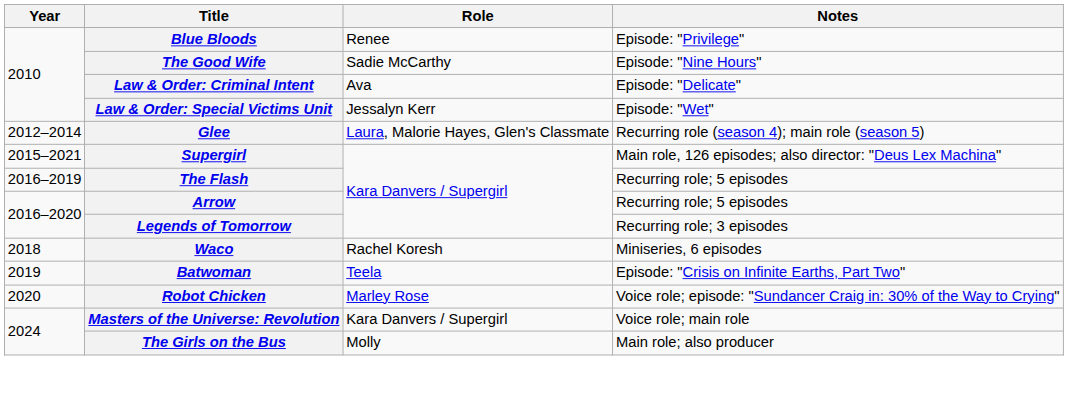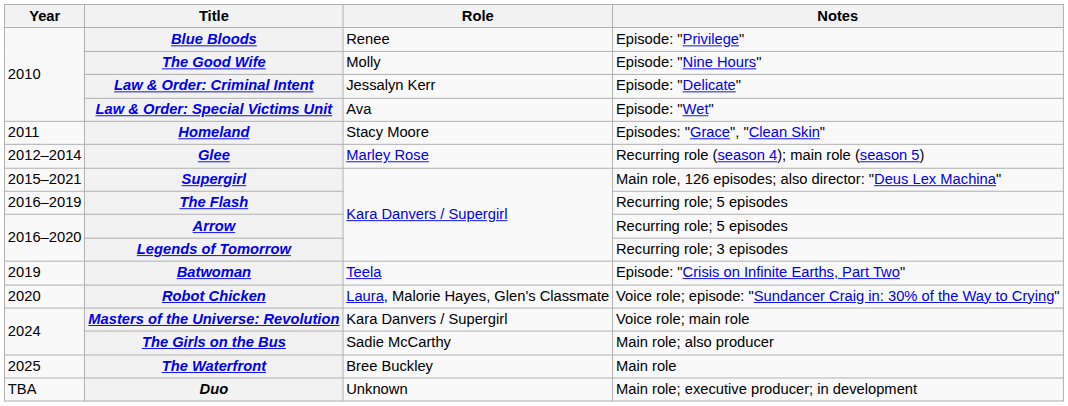(399, 62) Sadie McCarthy -> (363, 62) Molly
(359, 86) Ava -> (391, 86) Jessalyn Kerr
(391, 109) Jessalyn Kerr -> (359, 109) Ava
+ row: (214, 132)
(478, 132) Laura, Malorie Hayes, Glen's Classmate -> (388, 156) Marley Rose
- row: (214, 249)
(388, 296) Marley Rose -> (478, 296) Laura, Malorie Hayes, Glen's Classmate
(363, 343) Molly -> (399, 343) Sadie McCarthy
+ row: (214, 366)
+ row: (214, 389)
